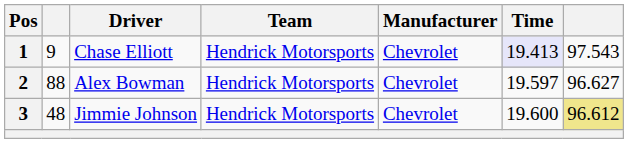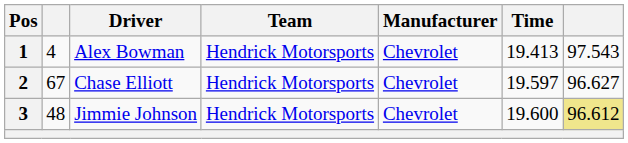(51, 51) 9 -> (51, 51) 4
(123, 51) Chase Elliott -> (129, 51) Alex Bowman
(532, 51) lavender background -> (532, 51) no background
(56, 83) 88 -> (56, 83) 67
(129, 83) Alex Bowman -> (123, 83) Chase Elliott
